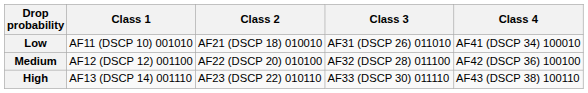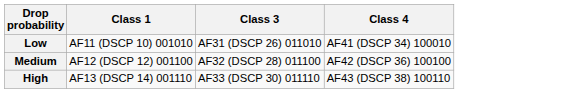- column: (260, 19)
